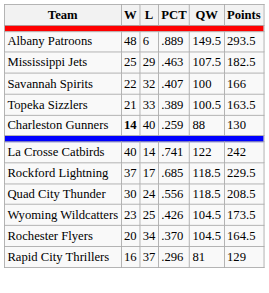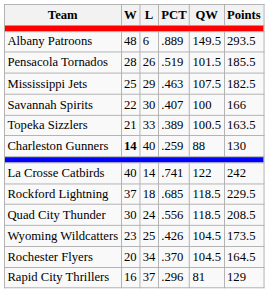+ row: (58, 63)
(149, 83) 32 -> (149, 104) 30
(149, 173) 17 -> (149, 194) 18
